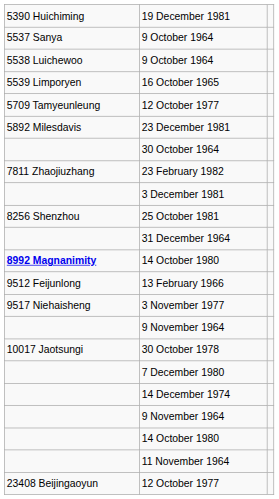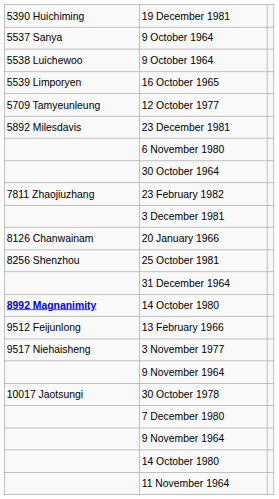+ row: (72, 149)
+ row: (50, 239)
- row: (72, 394)
- row: (52, 483)
